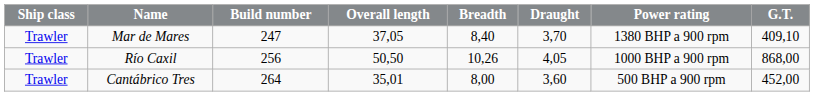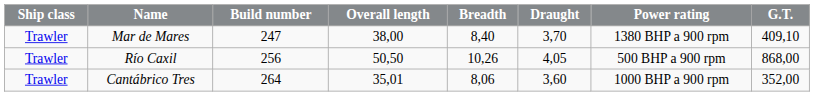(388, 36) 37,05 -> (388, 36) 38,00
(671, 58) 1000 BHP a 900 rpm -> (671, 58) 500 BHP a 900 rpm
(483, 79) 8,00 -> (483, 79) 8,06
(671, 79) 500 BHP a 900 rpm -> (671, 79) 1000 BHP a 900 rpm
(781, 79) 452,00 -> (781, 79) 352,00
